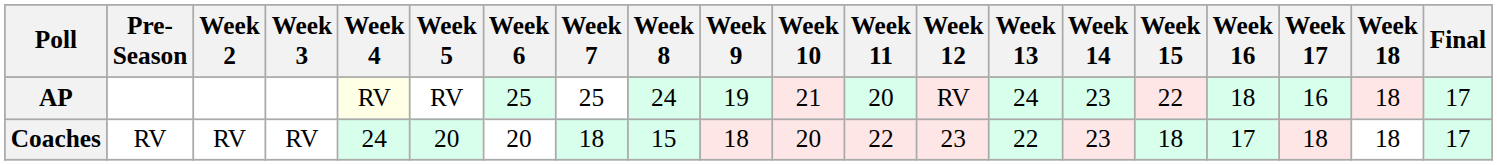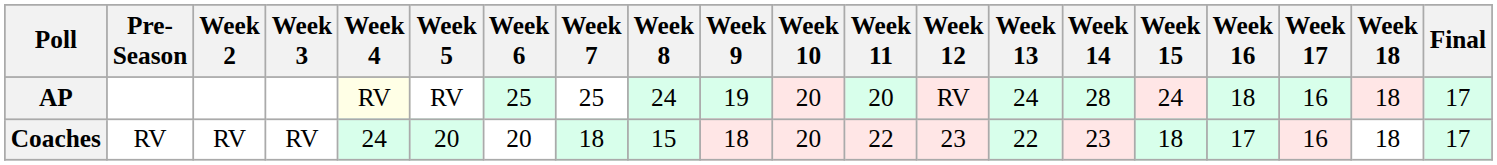(809, 97) 21 -> (809, 97) 20
(1098, 97) 23 -> (1098, 97) 28
(1170, 97) 22 -> (1170, 97) 24
(1315, 139) 18 -> (1315, 139) 16
